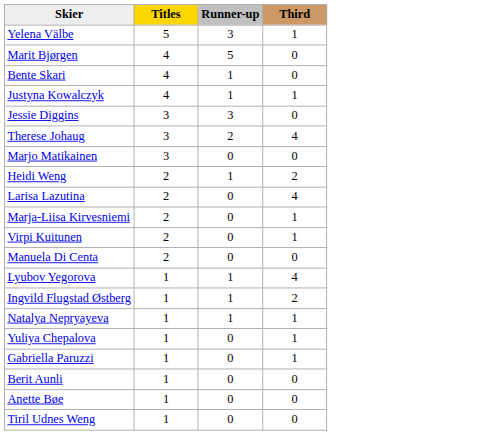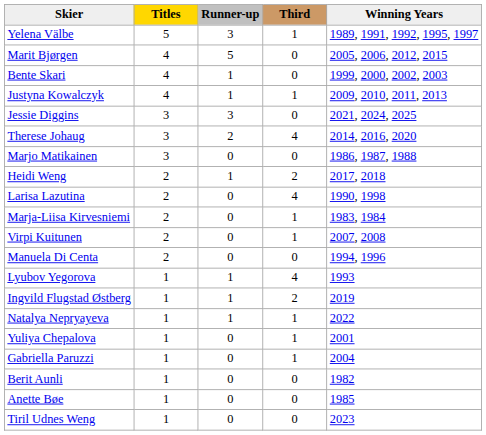+ column: (404, 14)
